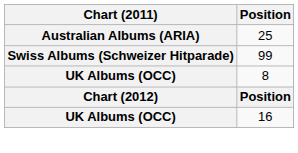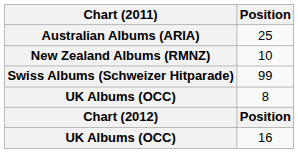+ row: (265, 55)
